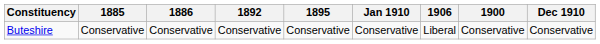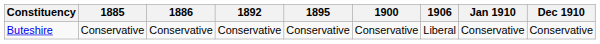columns swapped: (493, 13) <-> (387, 13)
